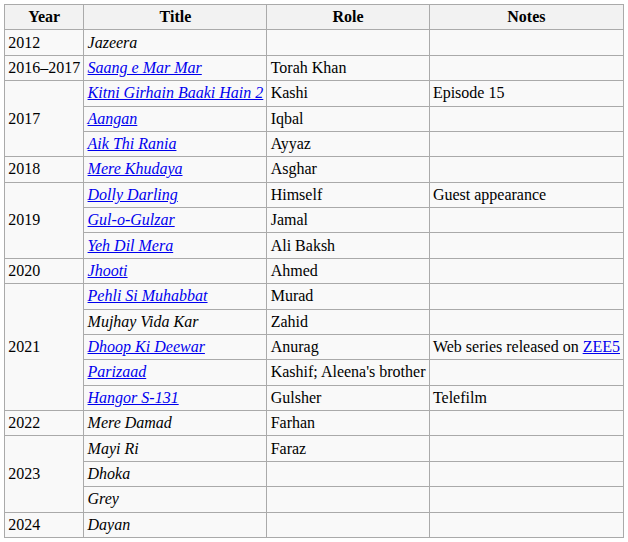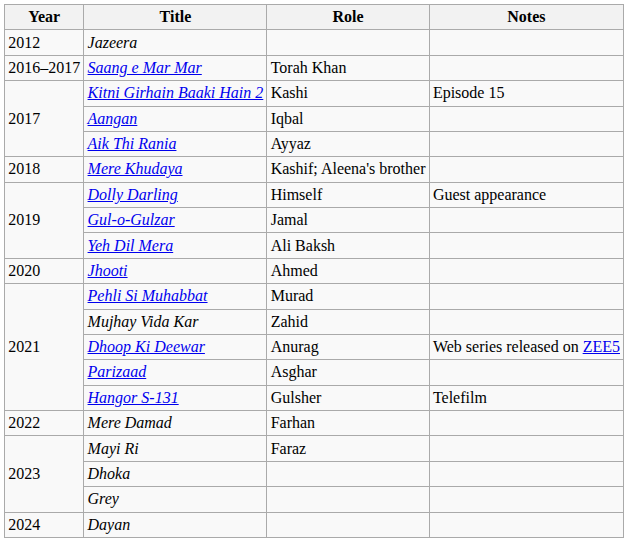(294, 169) Asghar -> (348, 169) Kashif; Aleena's brother
(348, 372) Kashif; Aleena's brother -> (294, 372) Asghar
